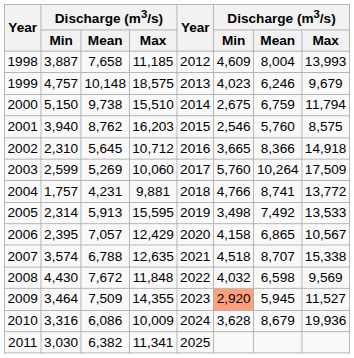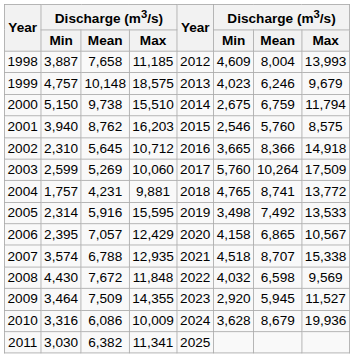(234, 191) 4,766 -> (234, 191) 4,765
(105, 213) 5,913 -> (105, 213) 5,916
(153, 256) 12,635 -> (153, 256) 12,935
(234, 299) lightsalmon background -> (234, 299) no background
